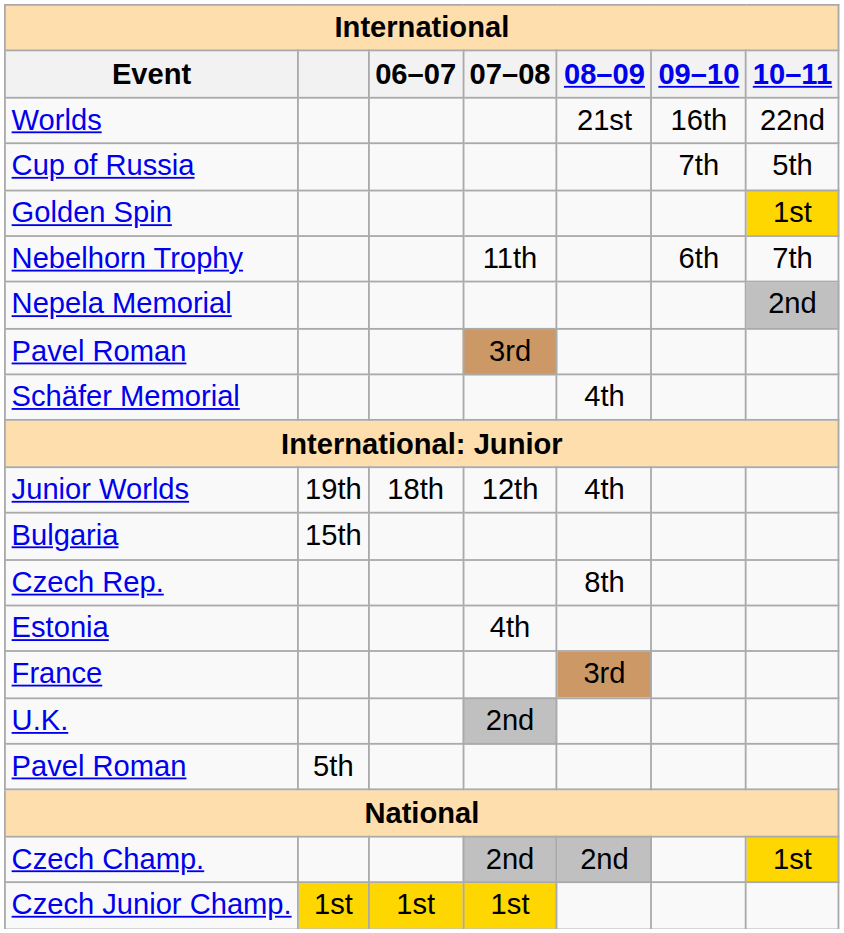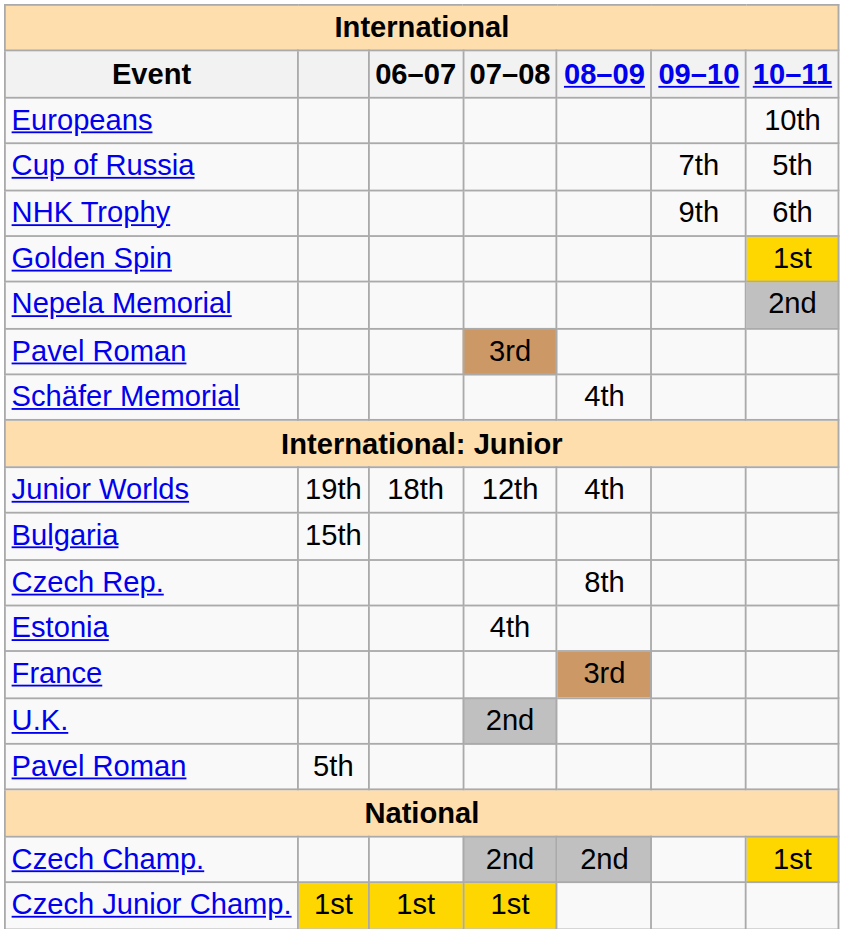- row: (57, 119)
+ row: (82, 119)
+ row: (91, 212)
- row: (127, 258)
